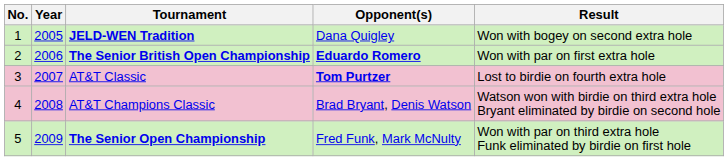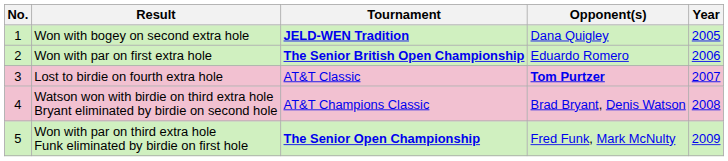columns swapped: (49, 15) <-> (599, 15)
(368, 56) bold -> (580, 56) normal
